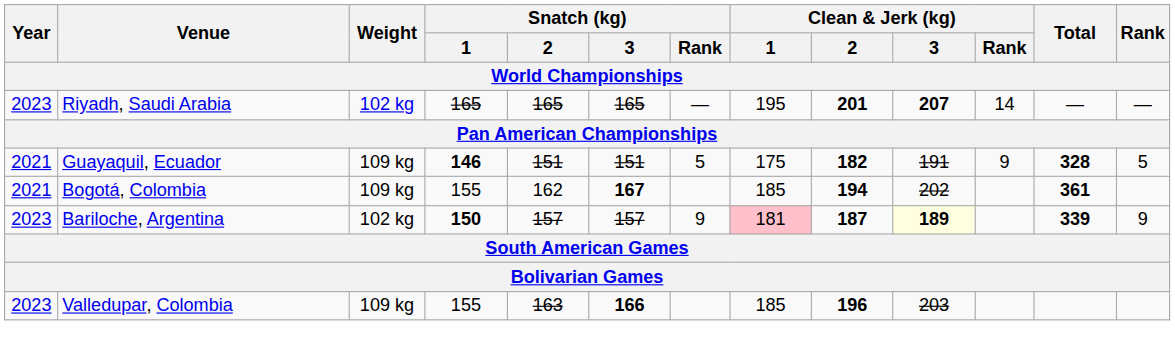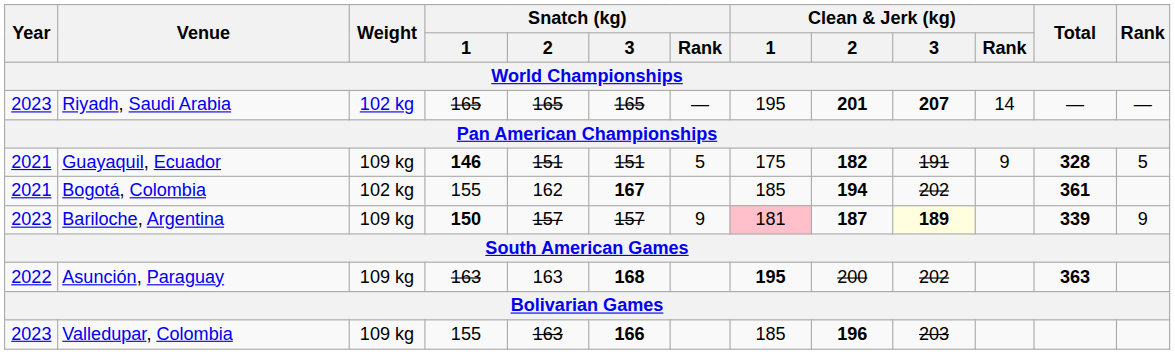(387, 190) 109 kg -> (387, 190) 102 kg
(387, 219) 102 kg -> (387, 219) 109 kg
+ row: (143, 276)
